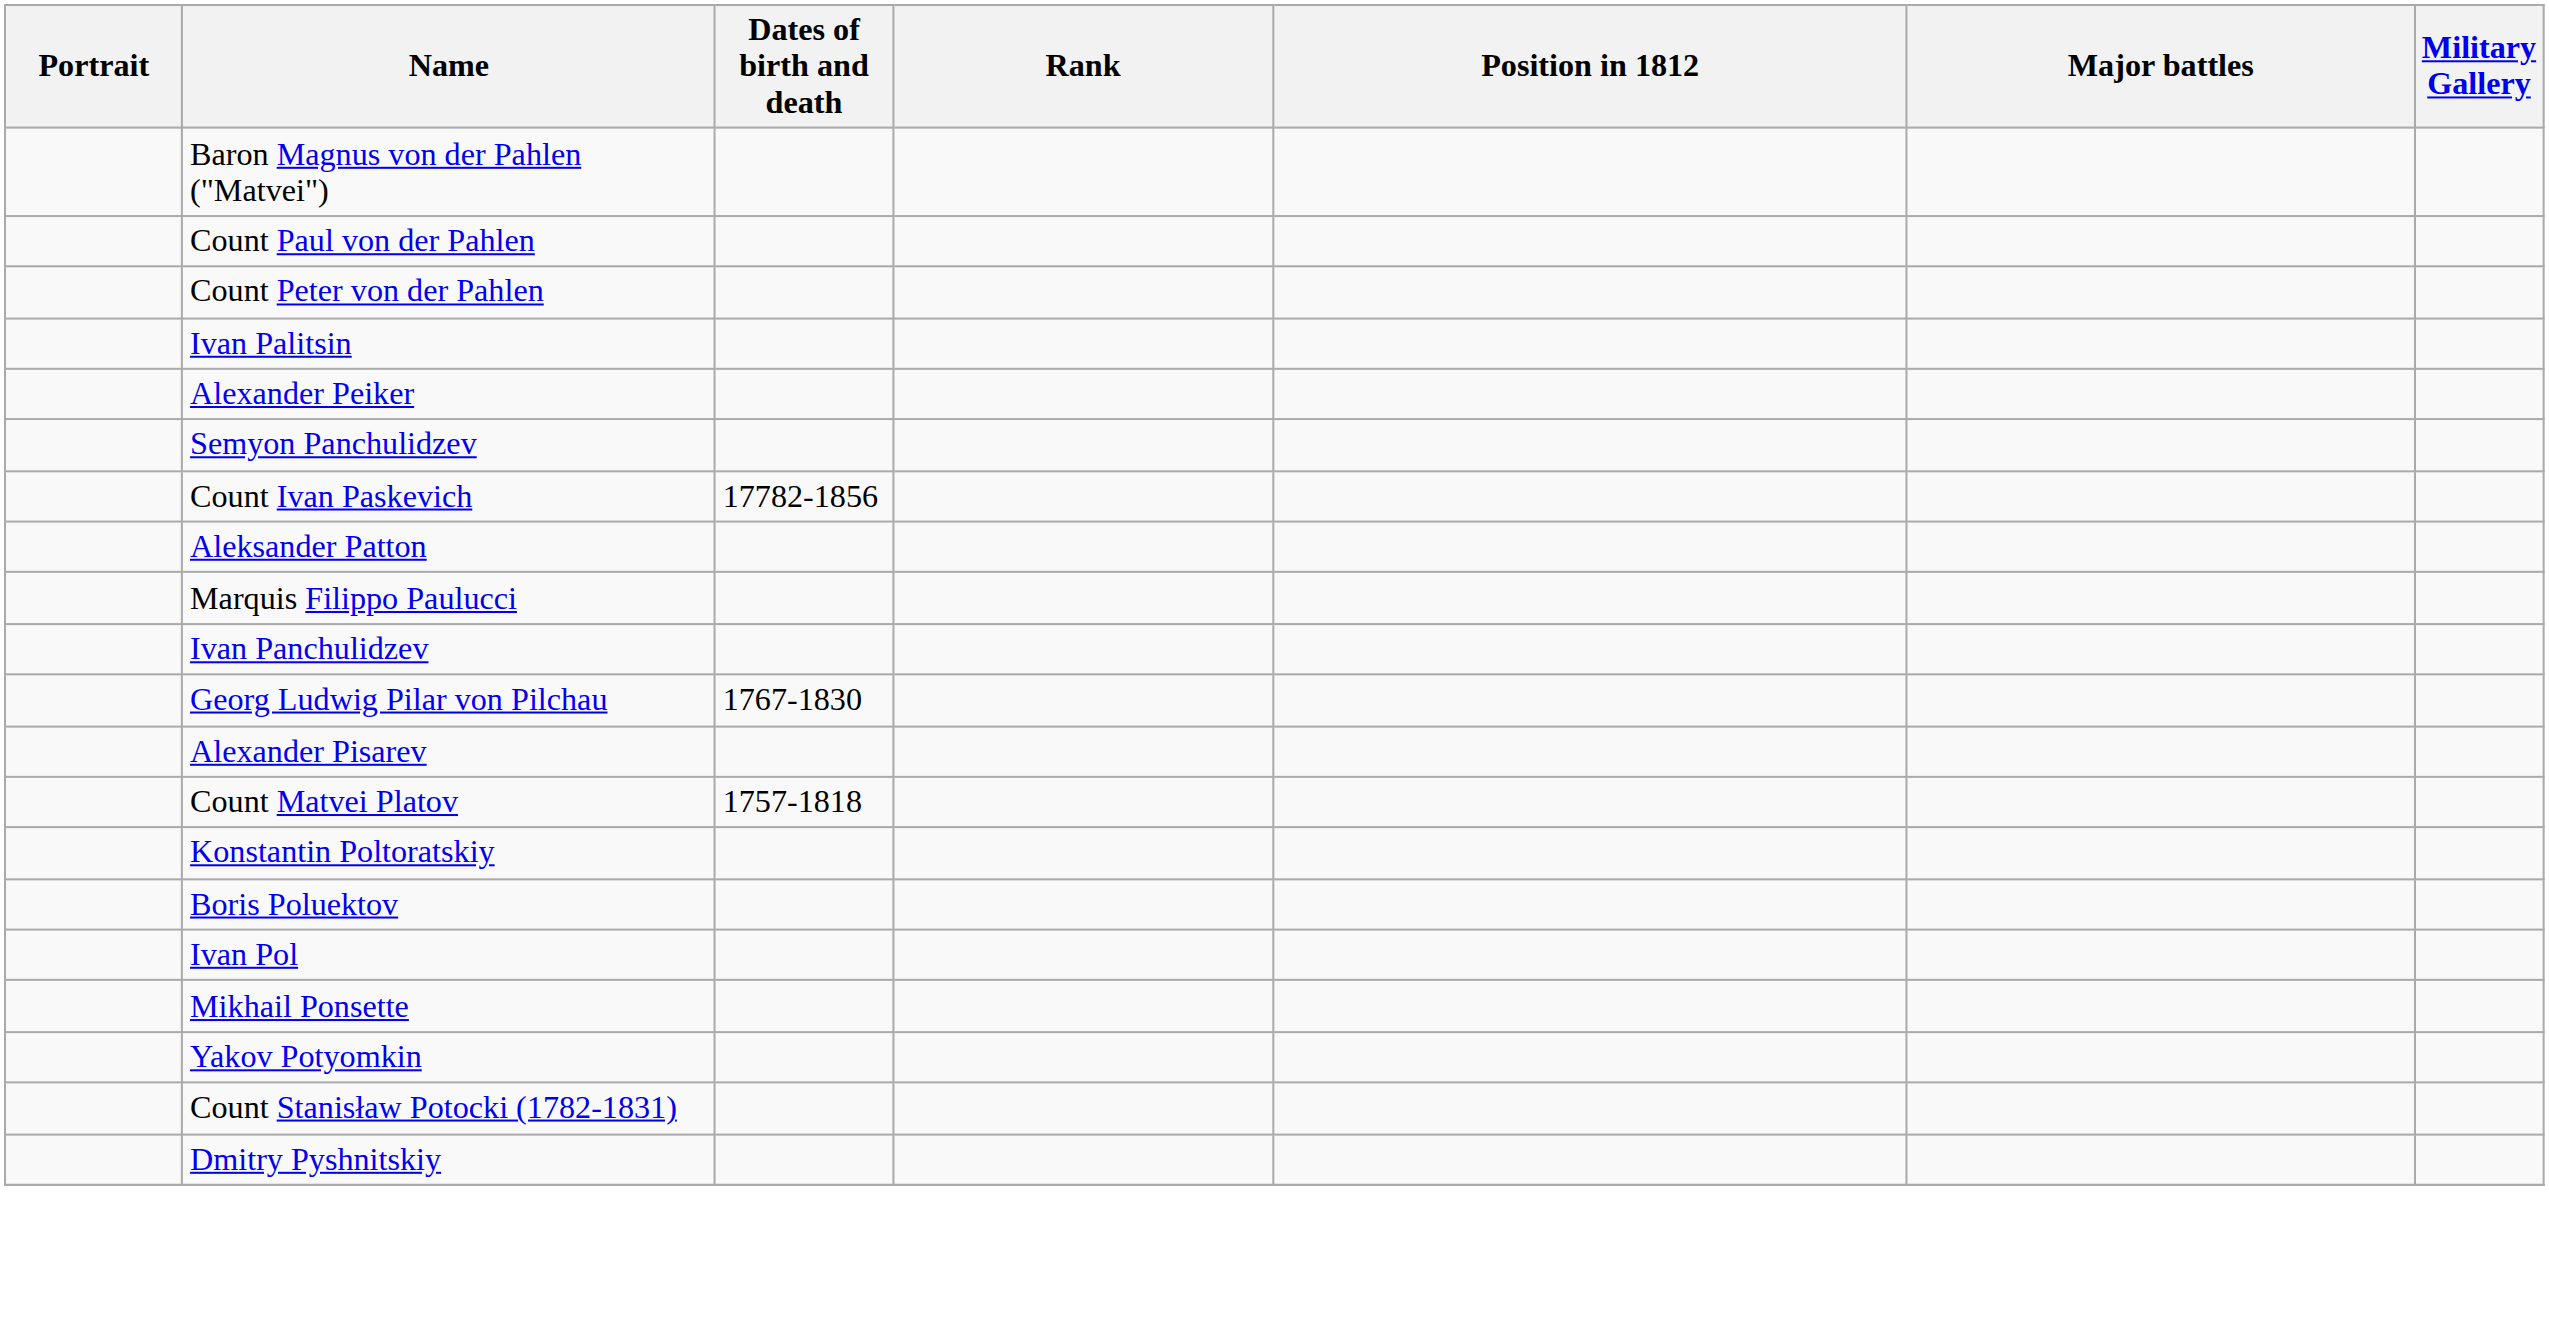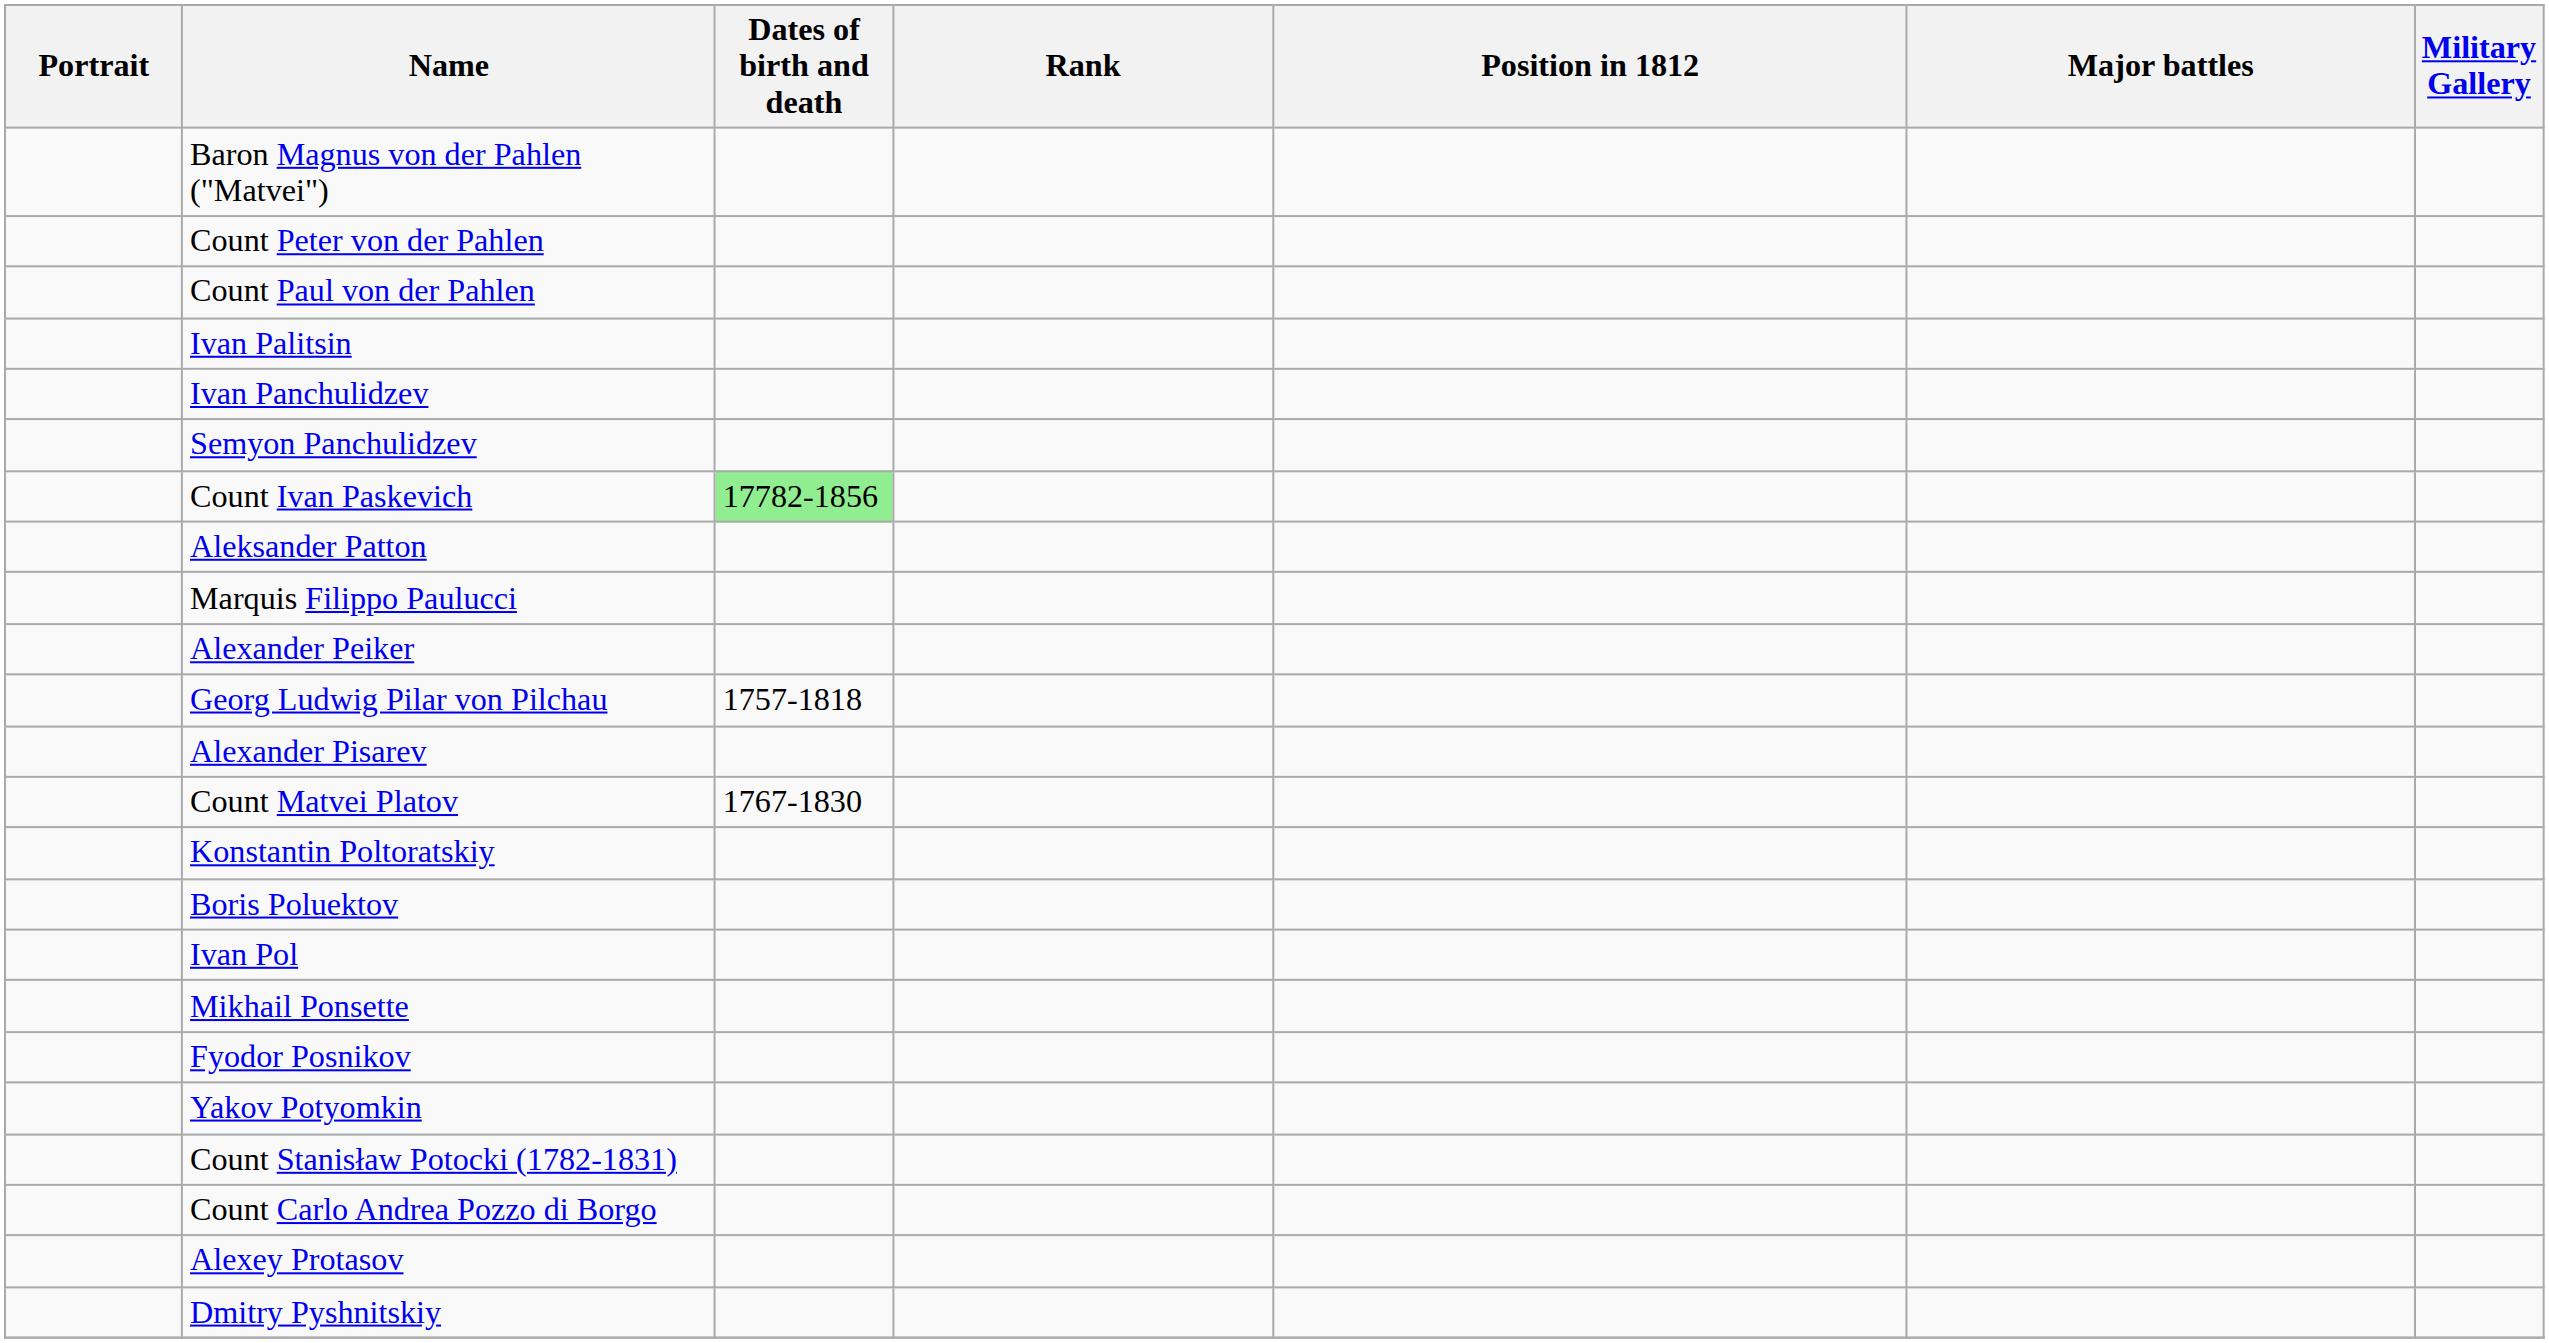rows swapped: (362, 240) <-> (367, 291)
rows swapped: (309, 648) <-> (302, 393)
(800, 495) no background -> (800, 495) lightgreen background
(792, 699) 1767-1830 -> (792, 699) 1757-1818
(792, 801) 1757-1818 -> (792, 801) 1767-1830
+ row: (300, 1056)
+ row: (423, 1209)
+ row: (297, 1260)
